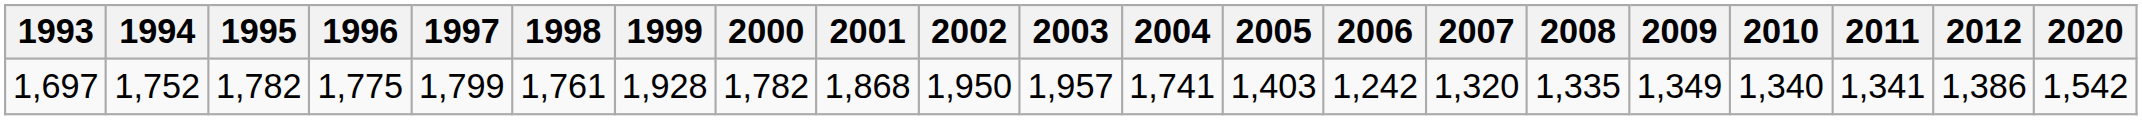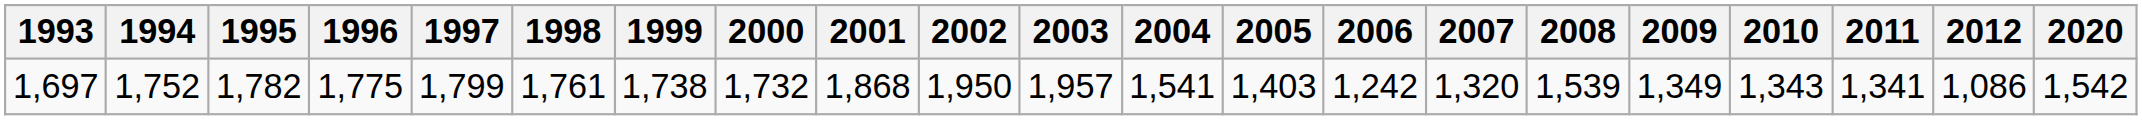(665, 85) 1,928 -> (665, 85) 1,738
(766, 85) 1,782 -> (766, 85) 1,732
(1172, 85) 1,741 -> (1172, 85) 1,541
(1578, 85) 1,335 -> (1578, 85) 1,539
(1781, 85) 1,340 -> (1781, 85) 1,343
(1984, 85) 1,386 -> (1984, 85) 1,086
